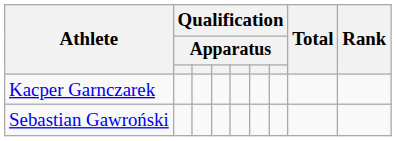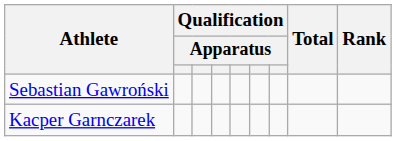rows swapped: (82, 89) <-> (89, 120)
